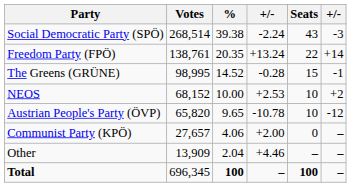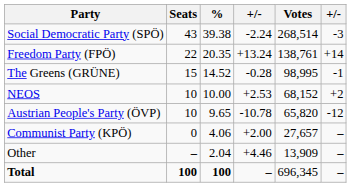columns swapped: (190, 14) <-> (304, 14)
